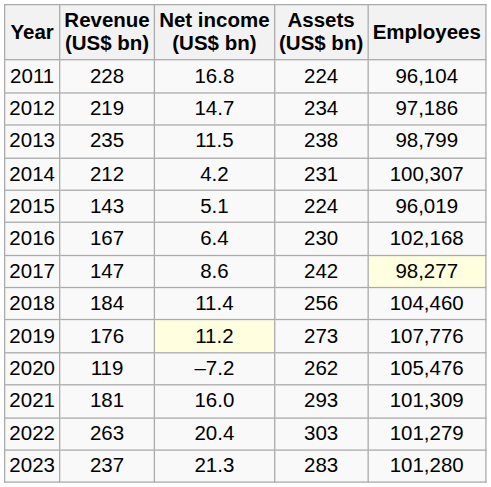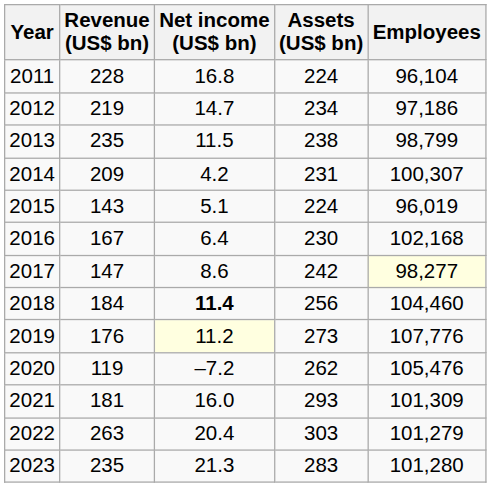(107, 173) 212 -> (107, 173) 209
(214, 303) normal -> (214, 303) bold
(107, 466) 237 -> (107, 466) 235
